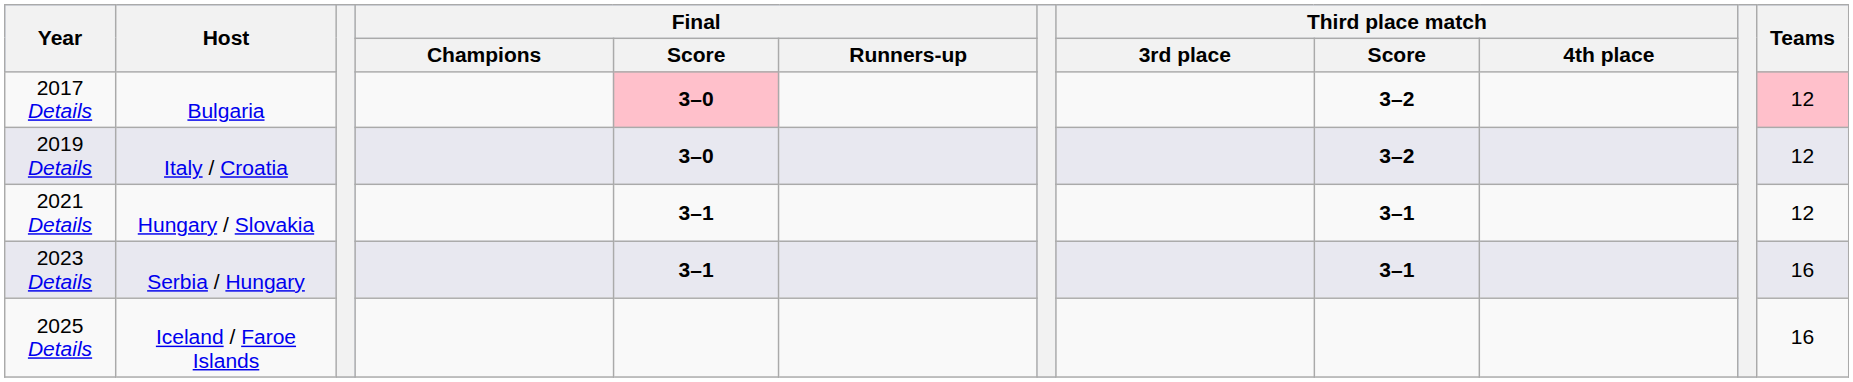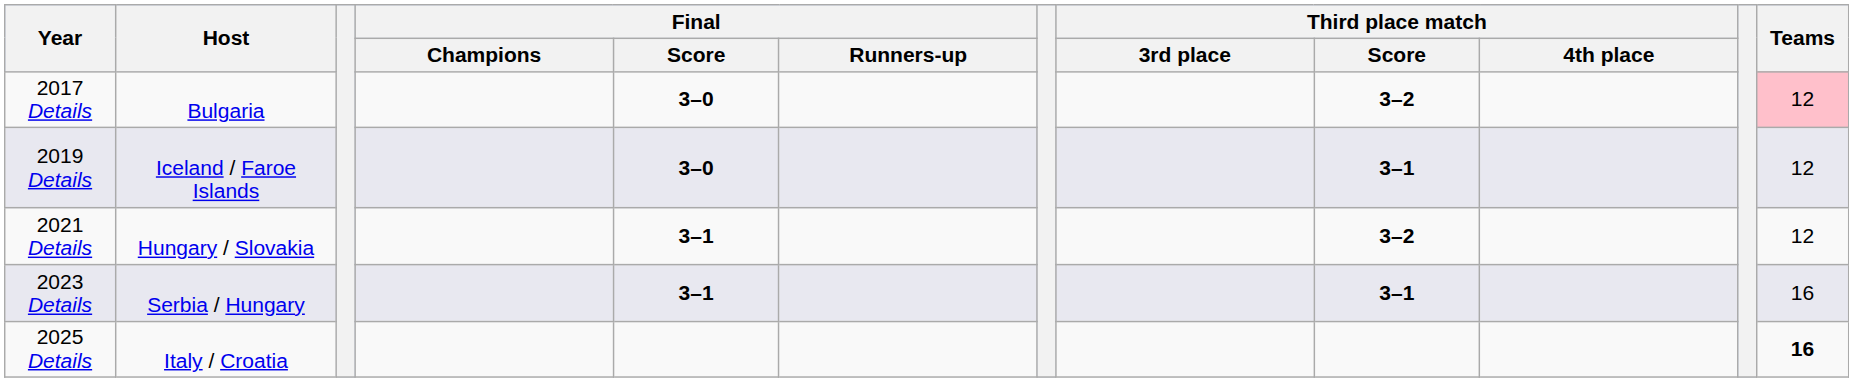(696, 100) pink background -> (696, 100) no background
(226, 168) Italy / Croatia -> (226, 180) Iceland / Faroe Islands
(1397, 156) 3–2 -> (1397, 168) 3–1
(1397, 213) 3–1 -> (1397, 236) 3–2
(226, 349) Iceland / Faroe Islands -> (226, 361) Italy / Croatia
(1803, 338) normal -> (1803, 349) bold
